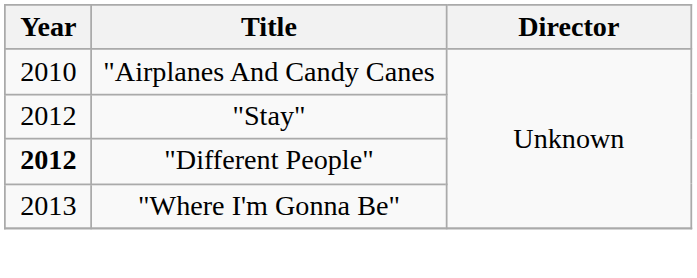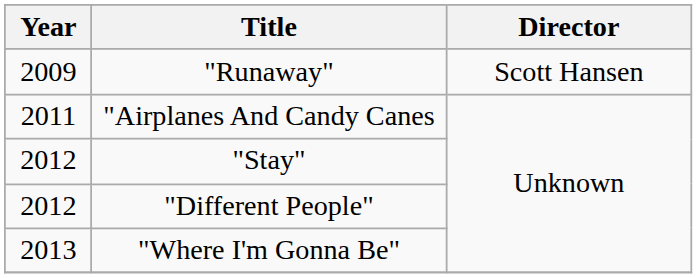+ row: (269, 71)
(48, 71) 2010 -> (48, 116) 2011
(48, 160) bold -> (48, 205) normal
